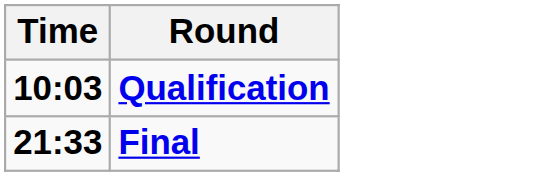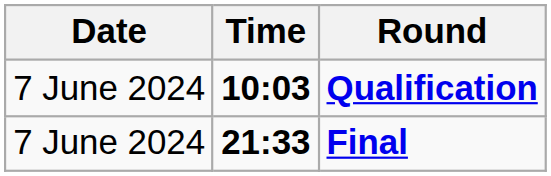+ column: (109, 32)
